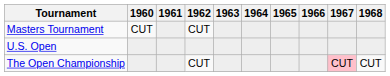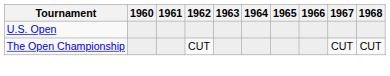- row: (55, 30)
(342, 63) pink background -> (342, 47) no background
